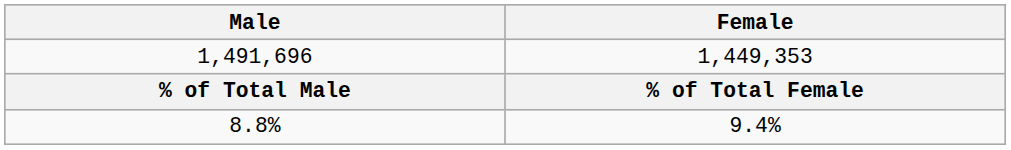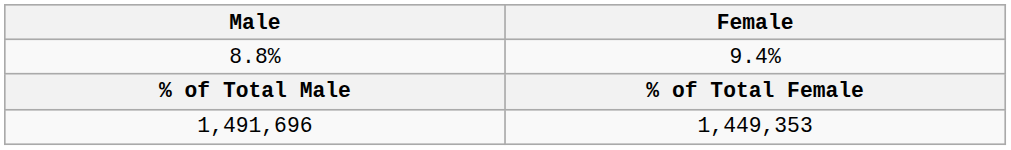rows swapped: (255, 57) <-> (255, 126)
